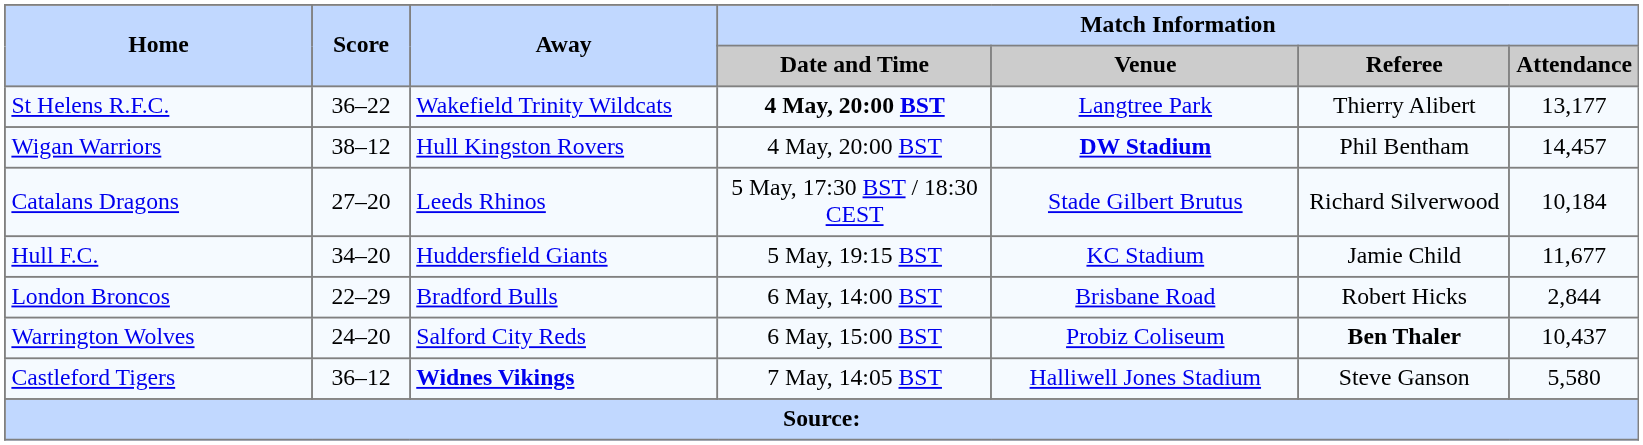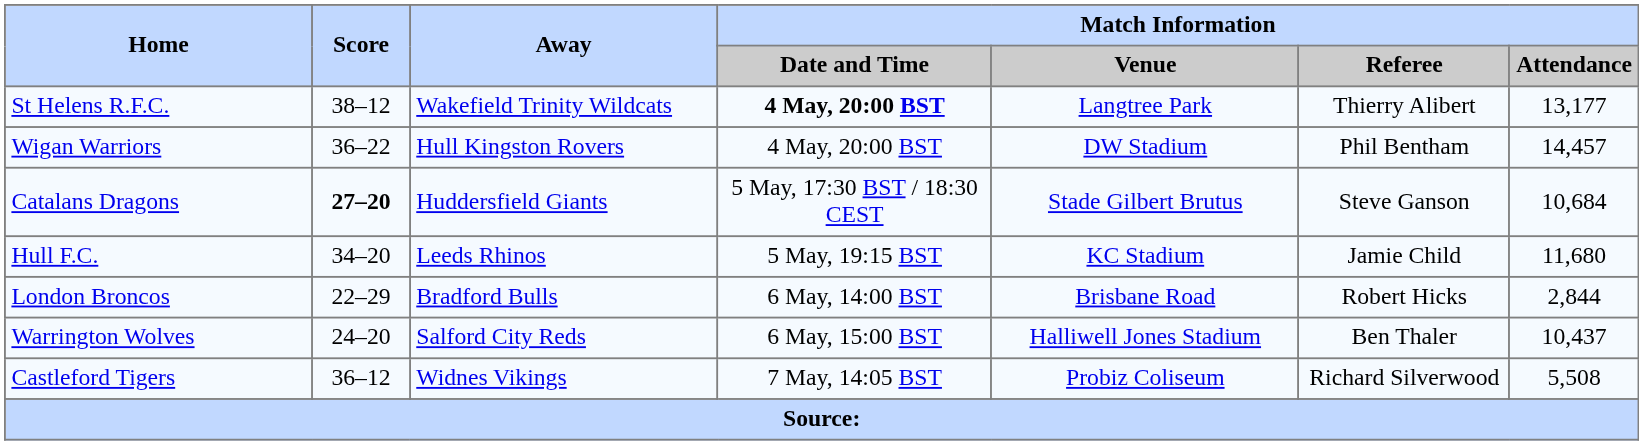(361, 106) 36–22 -> (361, 106) 38–12
(361, 146) 38–12 -> (361, 146) 36–22
(1145, 146) bold -> (1145, 146) normal
(361, 201) normal -> (361, 201) bold
(481, 201) Leeds Rhinos -> (512, 201) Huddersfield Giants
(1404, 201) Richard Silverwood -> (1404, 201) Steve Ganson
(1574, 201) 10,184 -> (1574, 201) 10,684
(512, 256) Huddersfield Giants -> (481, 256) Leeds Rhinos
(1574, 256) 11,677 -> (1574, 256) 11,680
(1145, 337) Probiz Coliseum -> (1145, 337) Halliwell Jones Stadium
(1404, 337) bold -> (1404, 337) normal
(495, 378) bold -> (491, 378) normal
(1145, 378) Halliwell Jones Stadium -> (1145, 378) Probiz Coliseum
(1404, 378) Steve Ganson -> (1404, 378) Richard Silverwood
(1574, 378) 5,580 -> (1574, 378) 5,508
